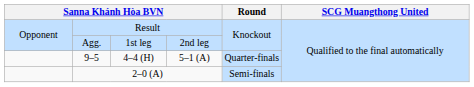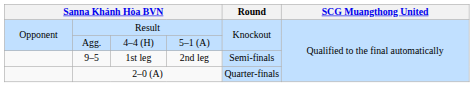(138, 43) 1st leg -> (138, 43) 4–4 (H)
(194, 43) 2nd leg -> (194, 43) 5–1 (A)
(138, 58) 4–4 (H) -> (138, 58) 1st leg
(194, 58) 5–1 (A) -> (194, 58) 2nd leg
(252, 58) Quarter-finals -> (252, 58) Semi-finals
(252, 74) Semi-finals -> (252, 74) Quarter-finals
